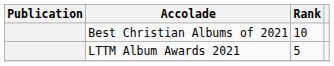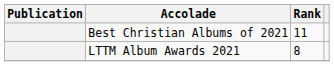(300, 32) 10 -> (300, 32) 11
(297, 51) 5 -> (297, 51) 8
